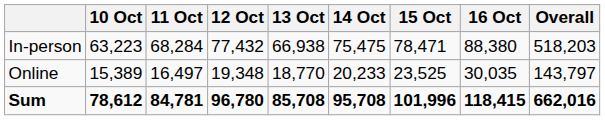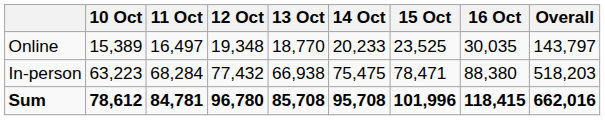rows swapped: (45, 45) <-> (33, 73)
